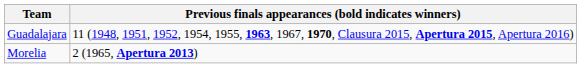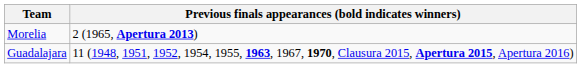rows swapped: (37, 33) <-> (27, 53)
